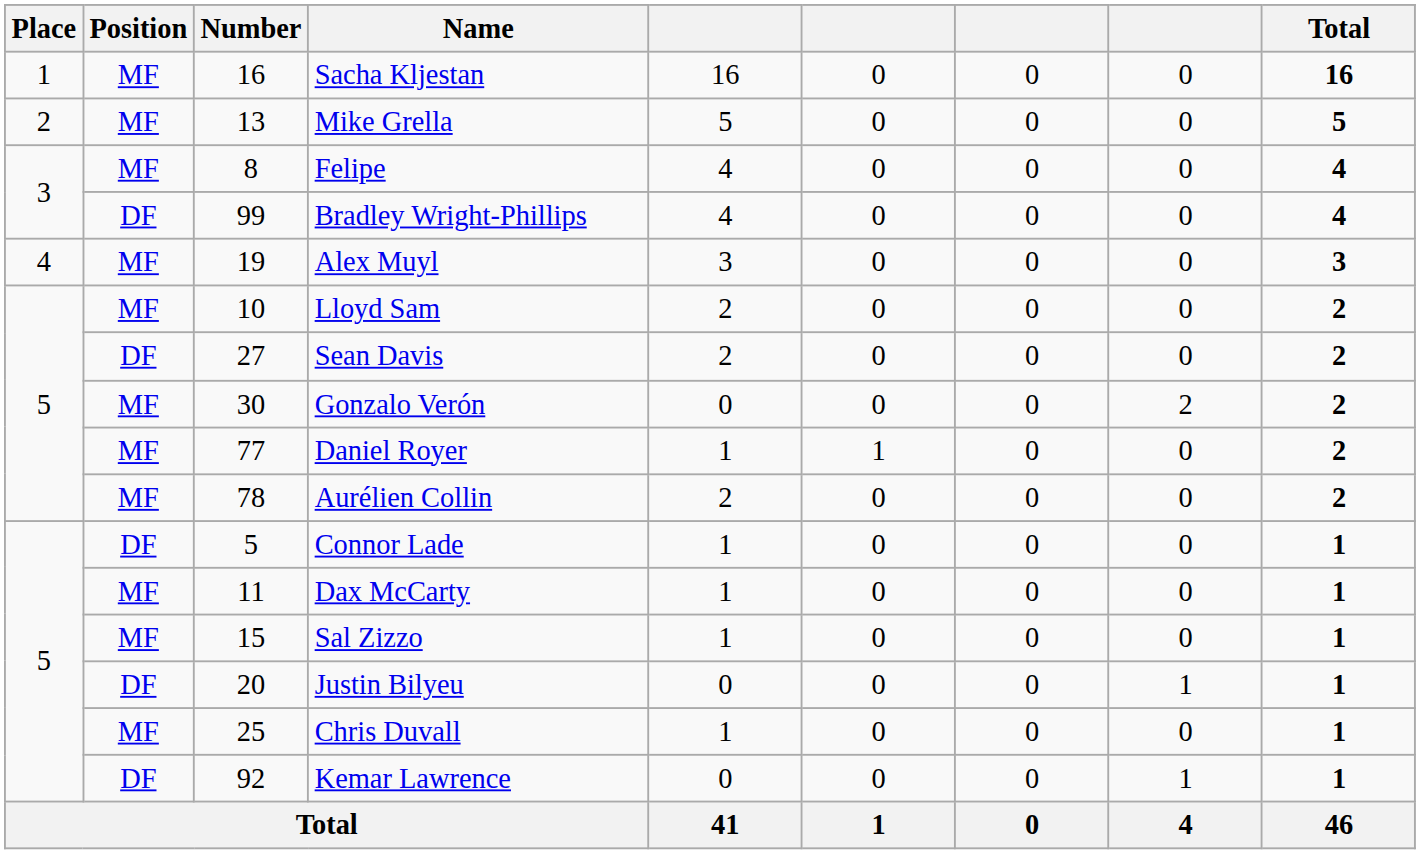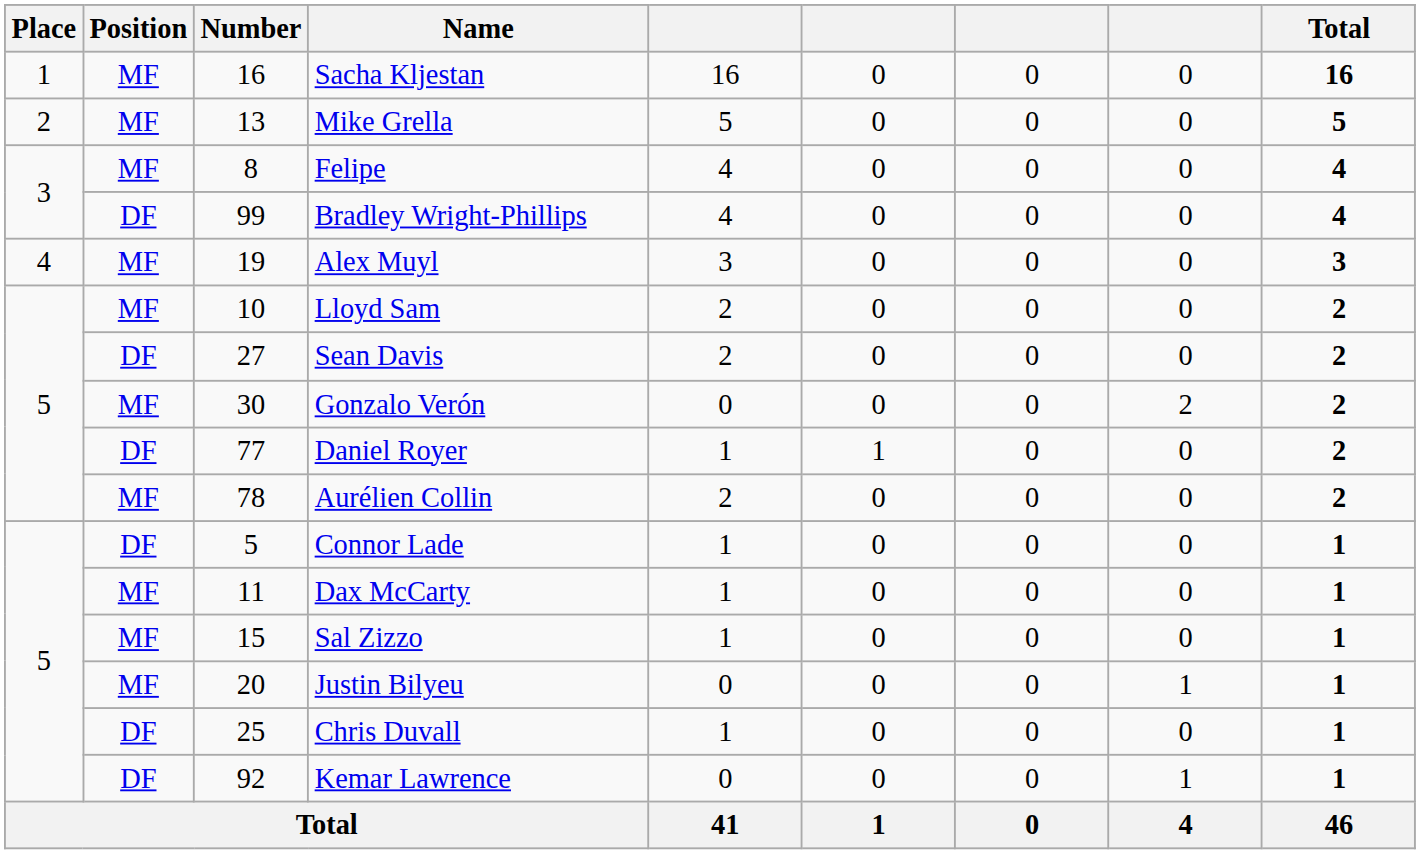(138, 449) MF -> (138, 449) DF
(138, 684) DF -> (138, 684) MF
(138, 731) MF -> (138, 731) DF
